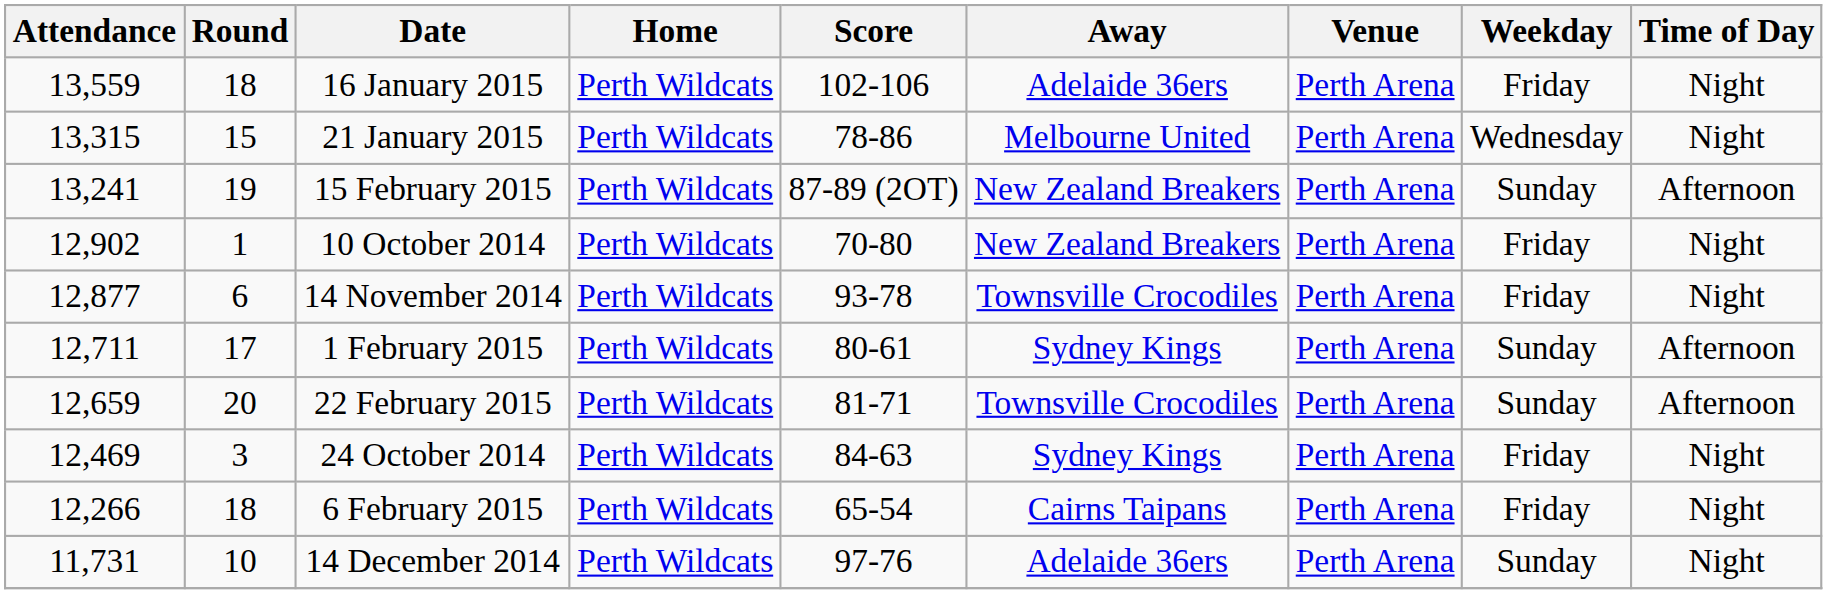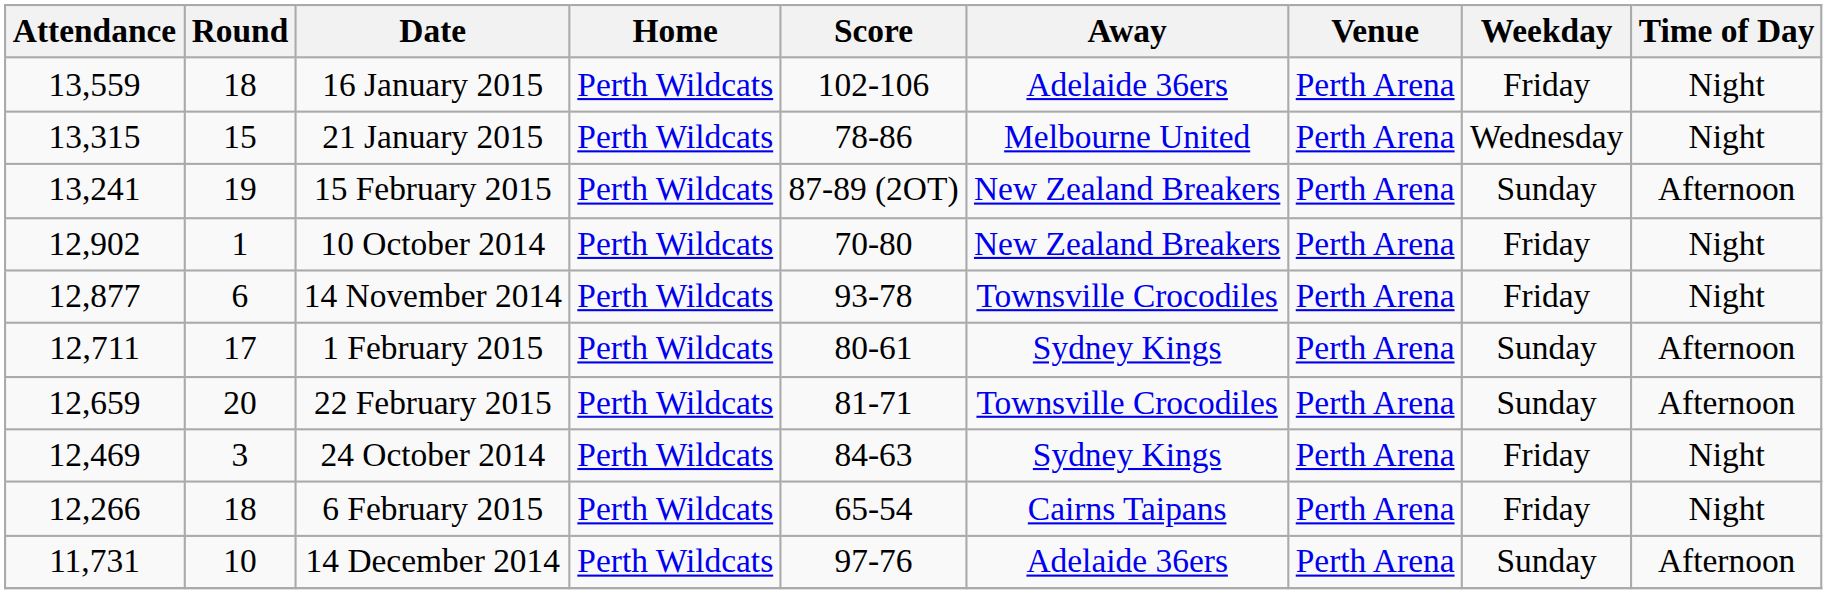(1727, 561) Night -> (1727, 561) Afternoon
